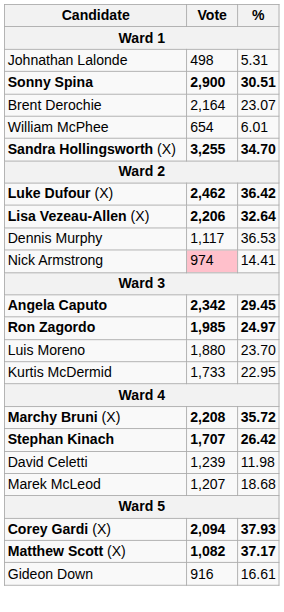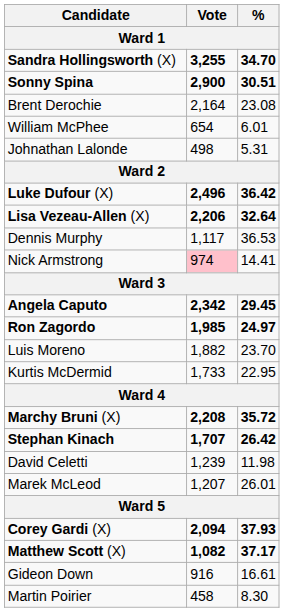rows swapped: (92, 149) <-> (68, 60)
(258, 104) 23.07 -> (258, 104) 23.08
(208, 194) 2,462 -> (208, 194) 2,496
(208, 350) 1,880 -> (208, 350) 1,882
(258, 484) 18.68 -> (258, 484) 26.01
+ row: (50, 596)
